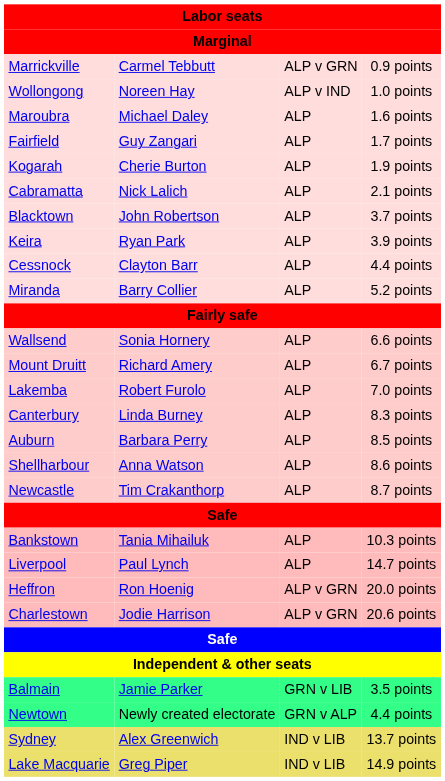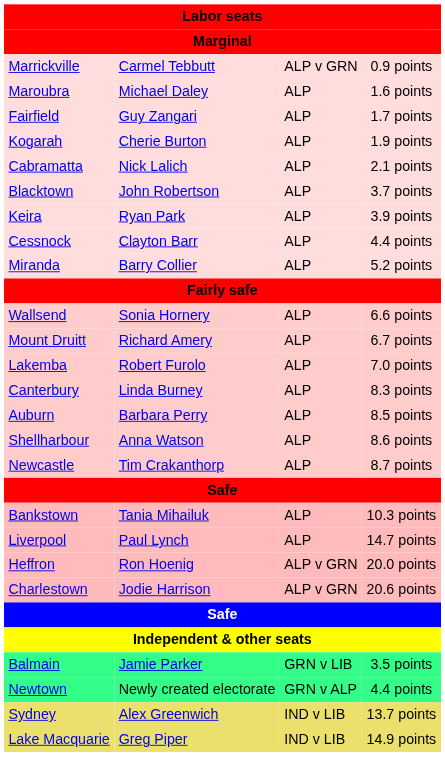- row: (46, 91)
